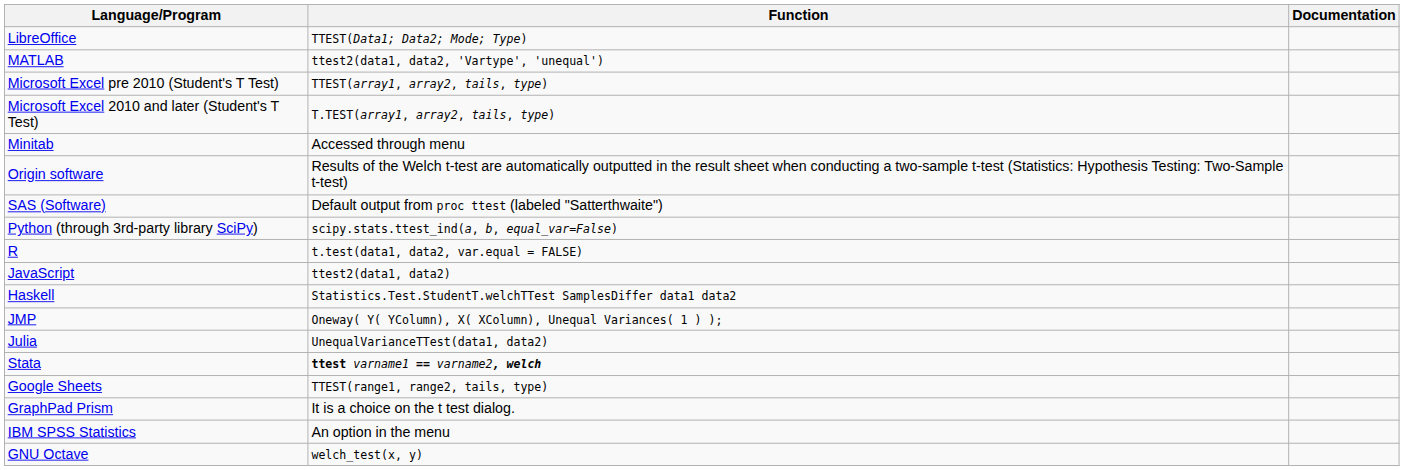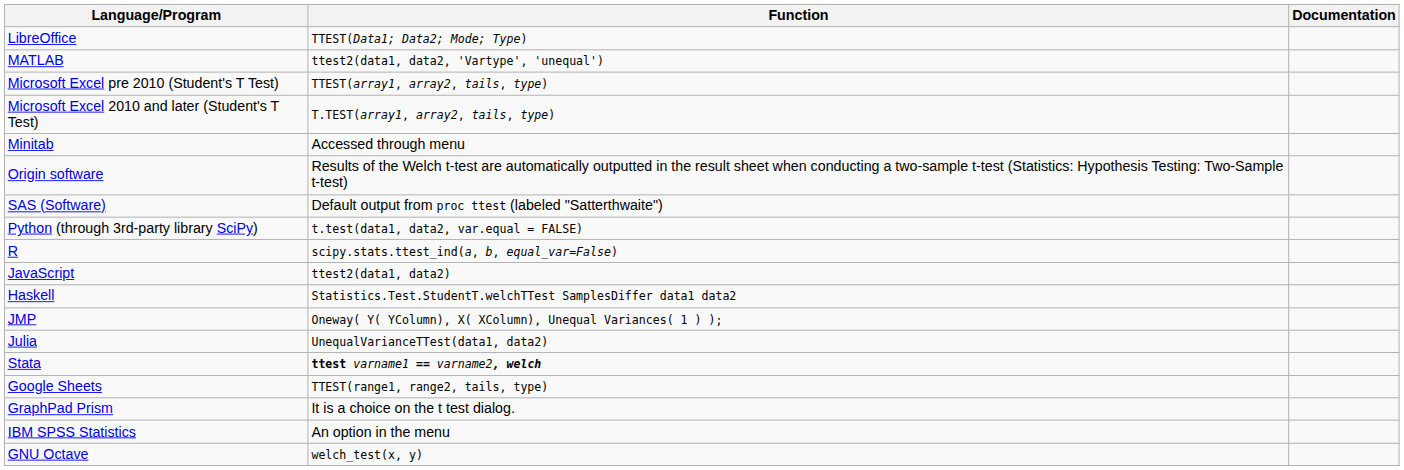(465, 229) scipy.stats.ttest_ind(a, b, equal_var=False) -> (447, 229) t.test(data1, data2, var.equal = FALSE)
(447, 251) t.test(data1, data2, var.equal = FALSE) -> (465, 251) scipy.stats.ttest_ind(a, b, equal_var=False)
